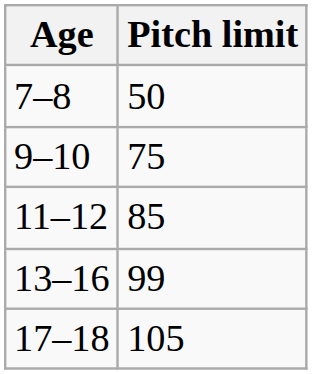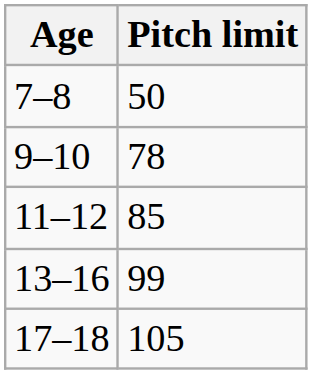(146, 156) 75 -> (146, 156) 78
